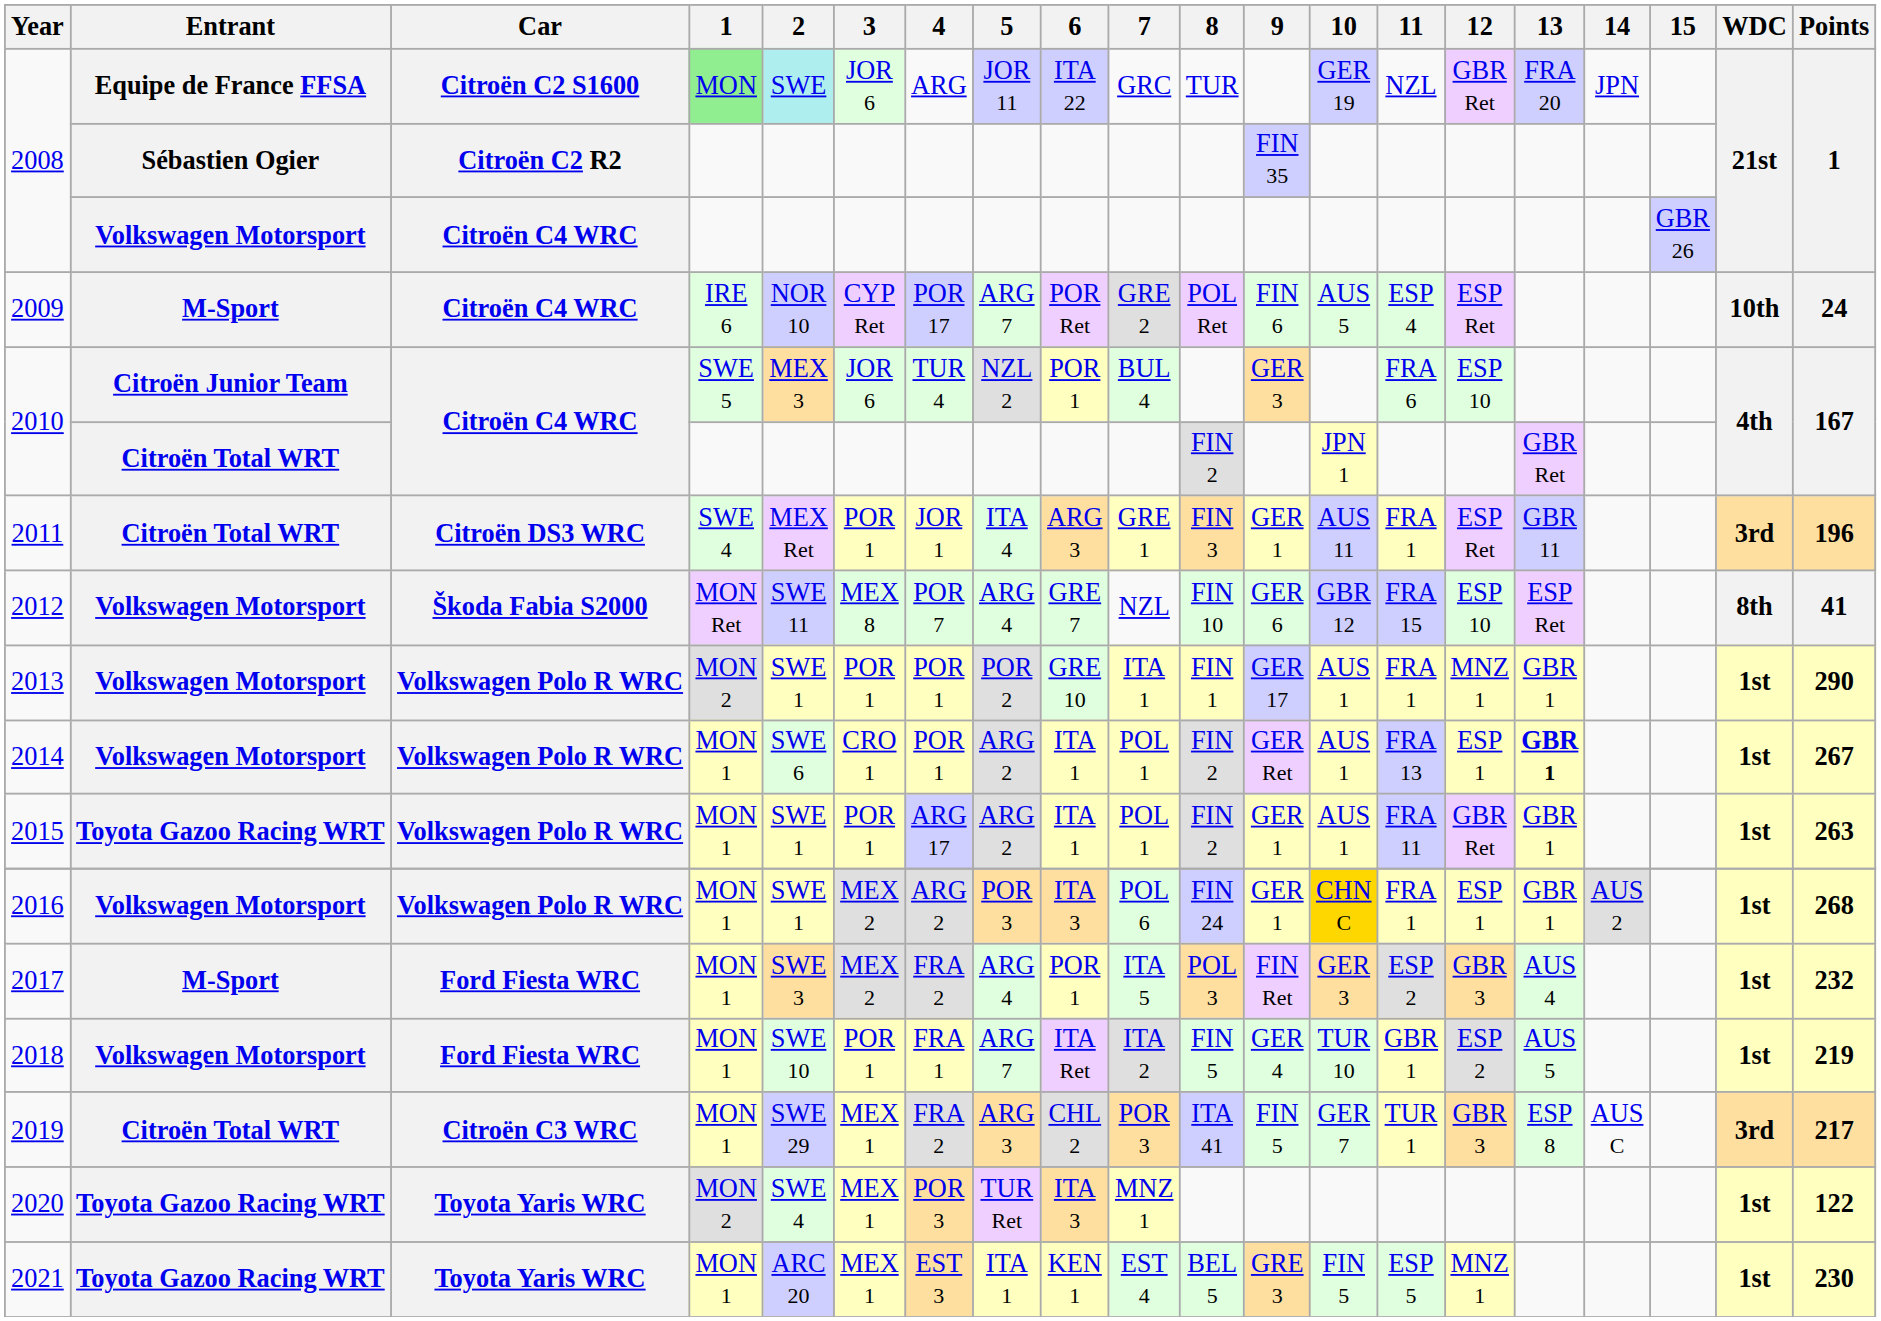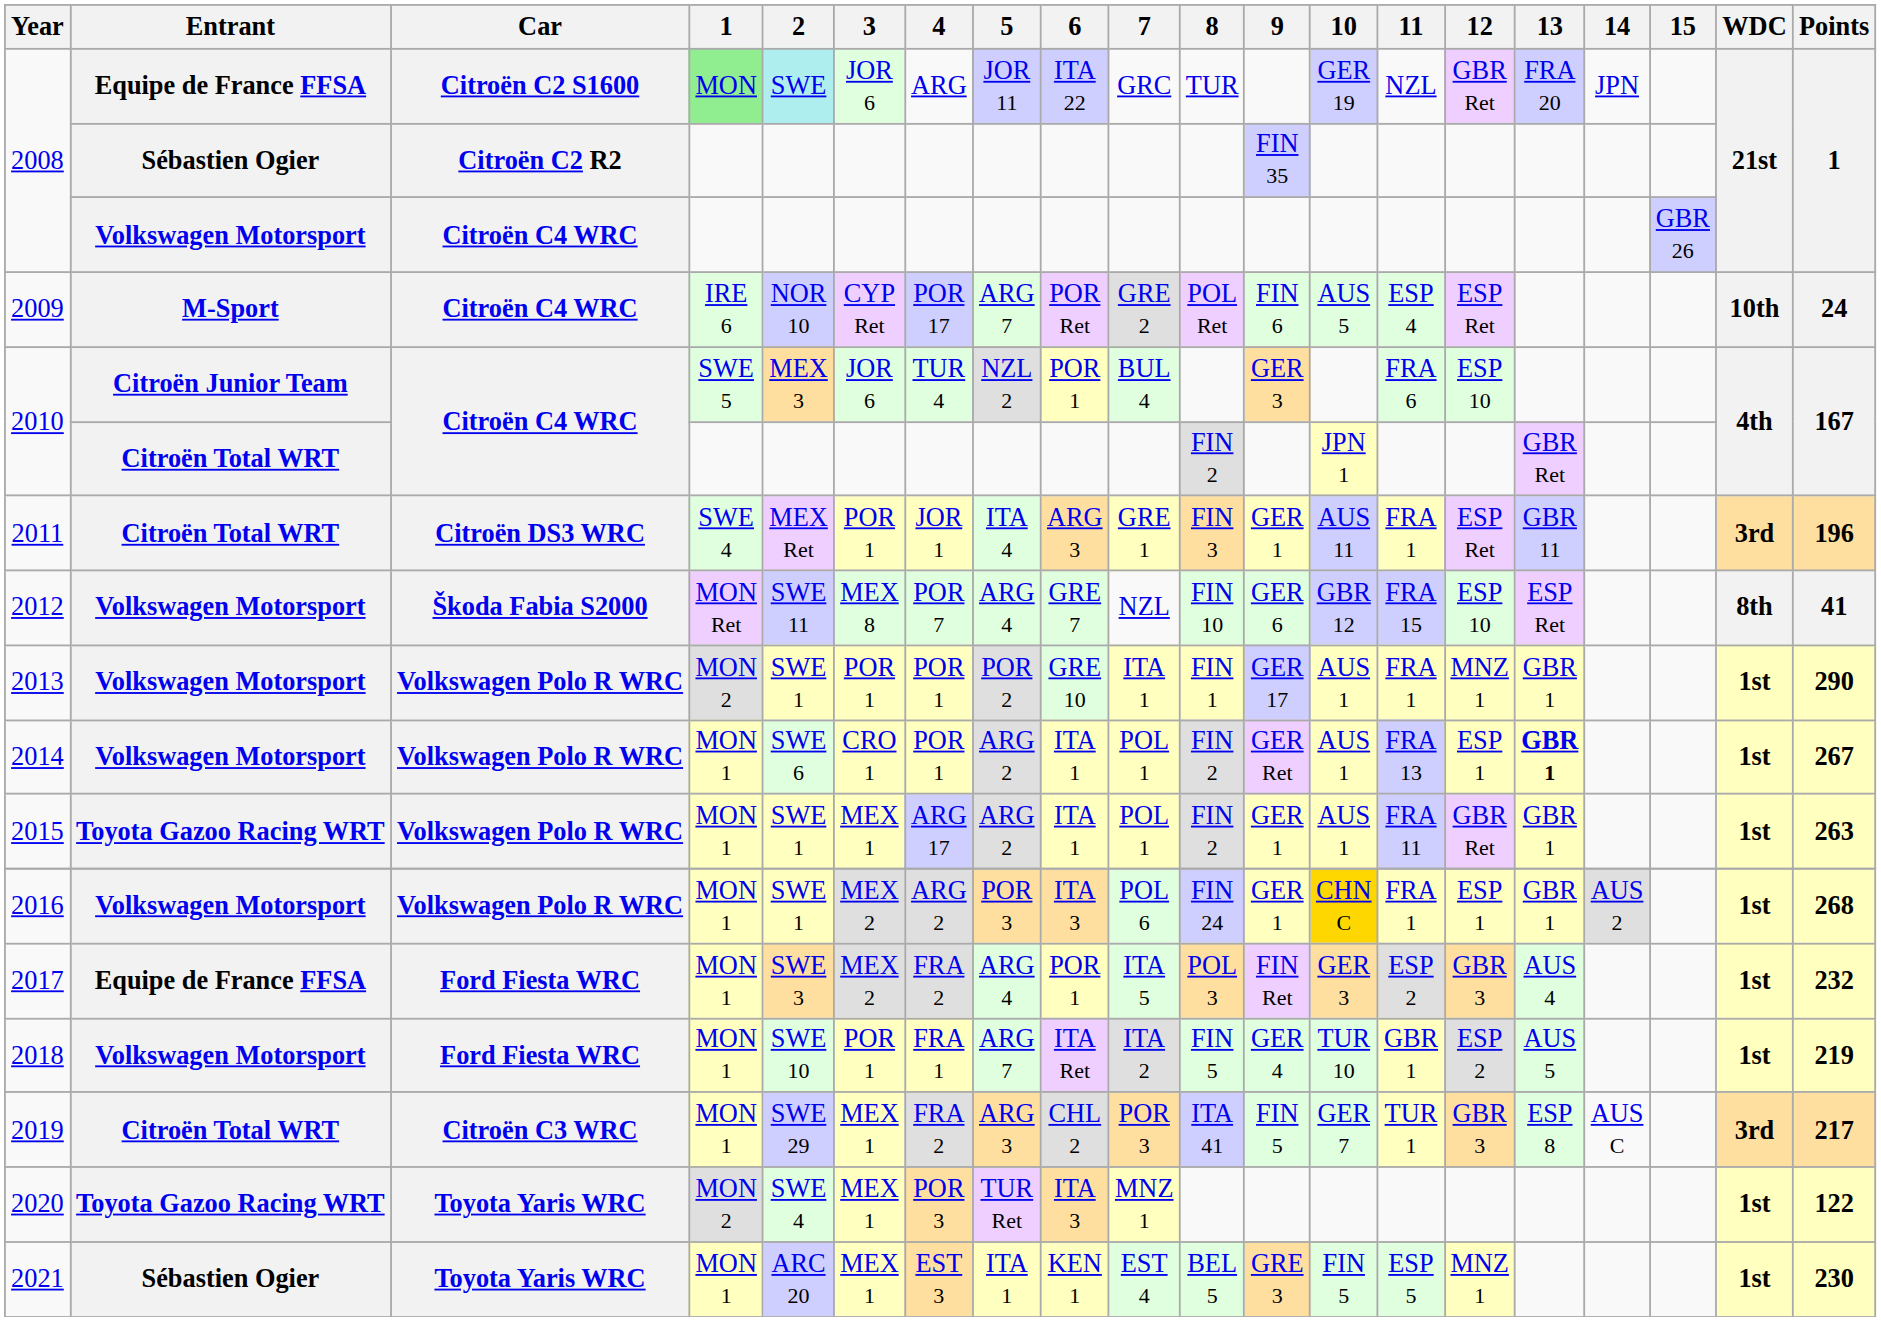(869, 831) POR 1 -> (869, 831) MEX 1
(230, 980) M-Sport -> (230, 980) Equipe de France FFSA
(230, 1278) Toyota Gazoo Racing WRT -> (230, 1278) Sébastien Ogier
